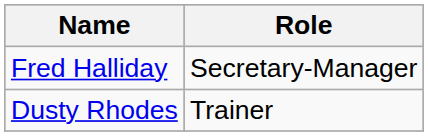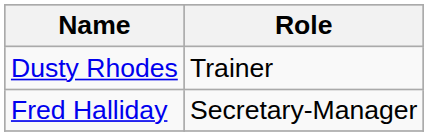rows swapped: (89, 67) <-> (94, 109)
